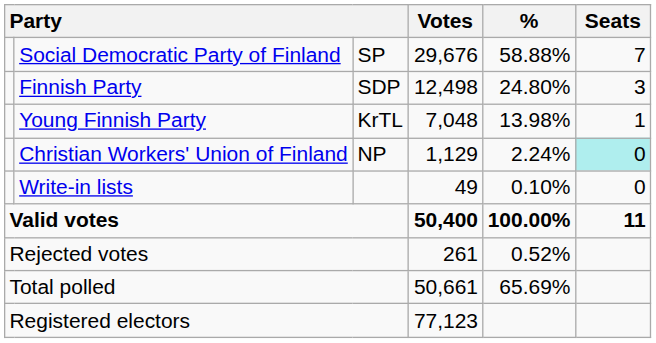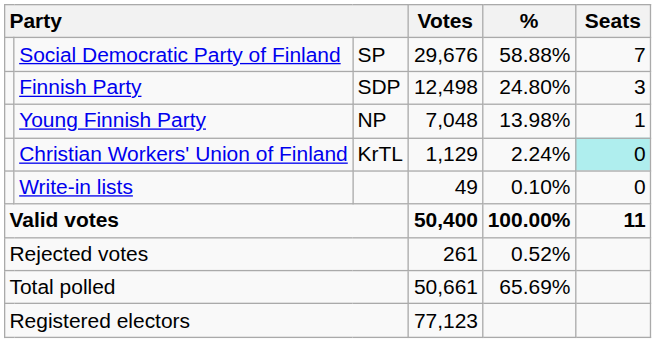(380, 120) KrTL -> (372, 120) NP
(372, 154) NP -> (380, 154) KrTL
